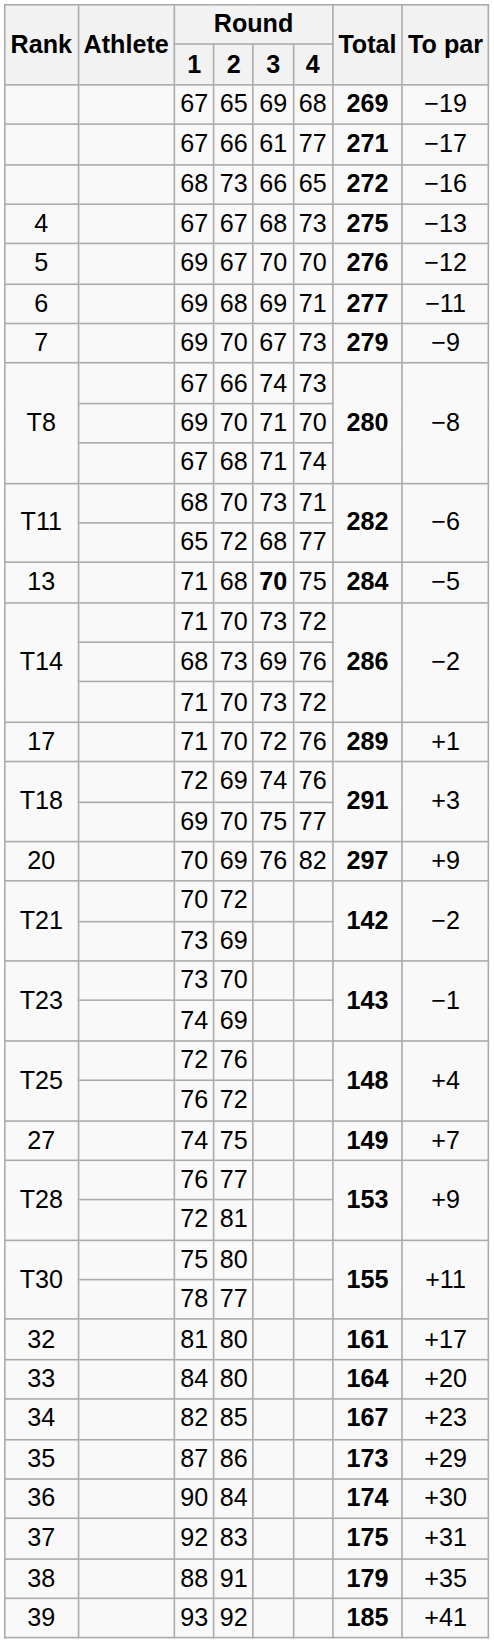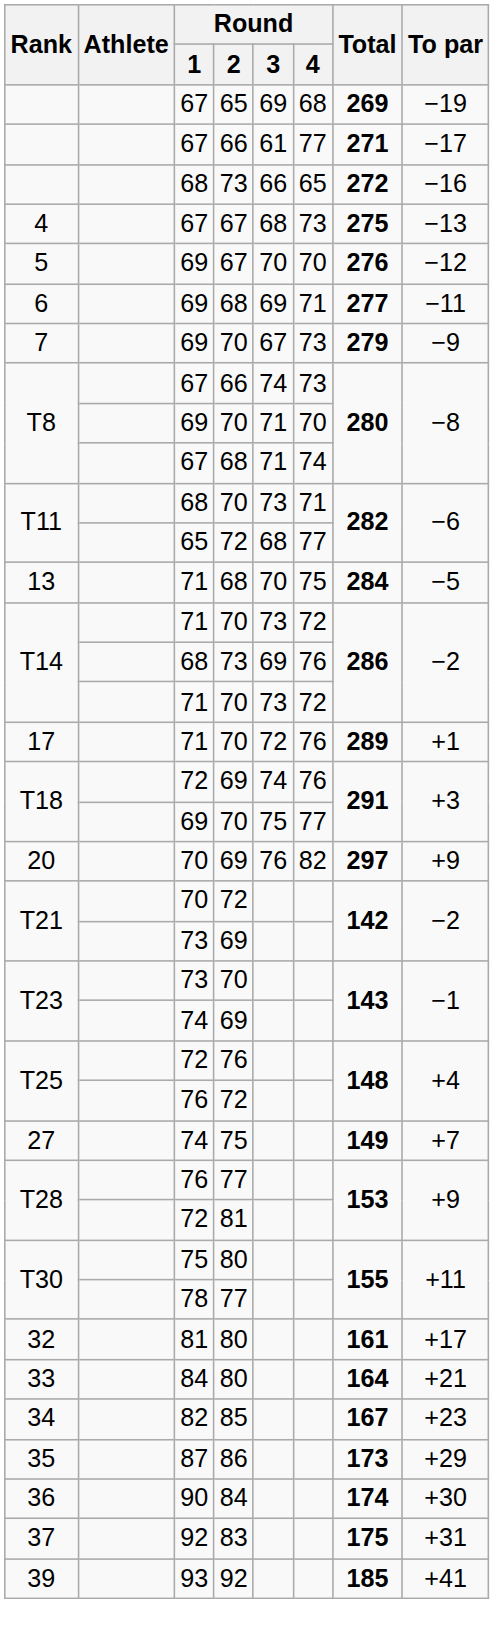(273, 582) bold -> (273, 582) normal
(446, 1378) +20 -> (446, 1378) +21
- row: (41, 1578)
